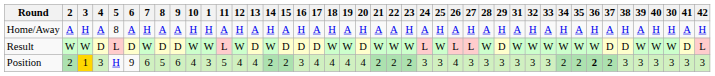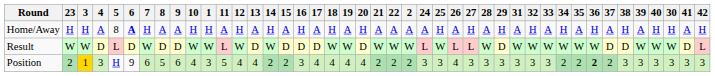columns swapped: (70, 12) <-> (409, 12)
(132, 29) normal -> (132, 29) bold
